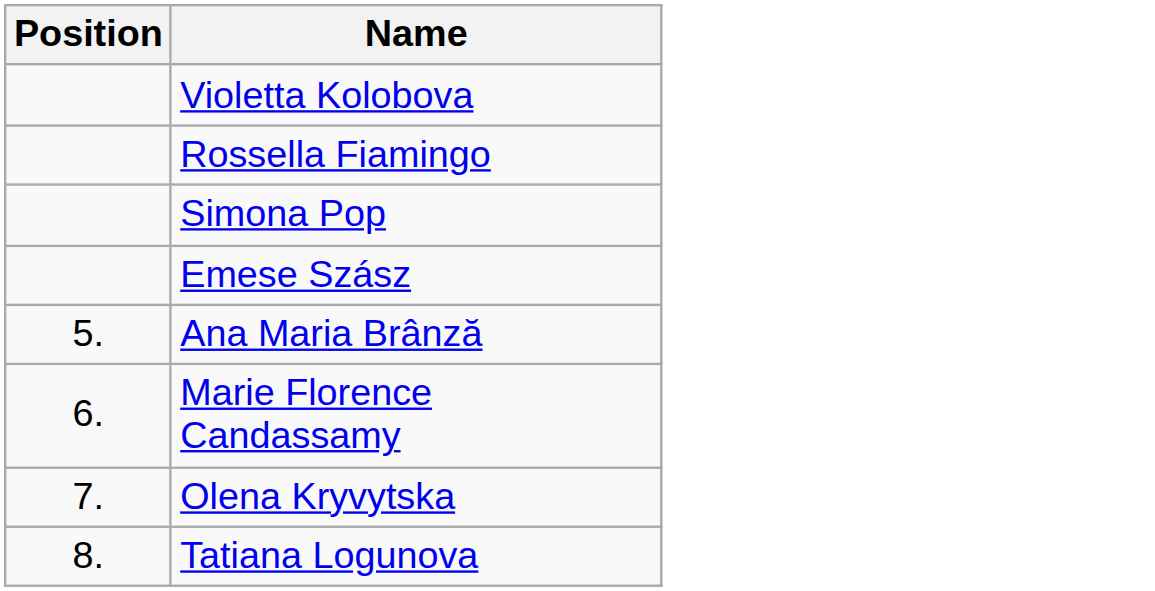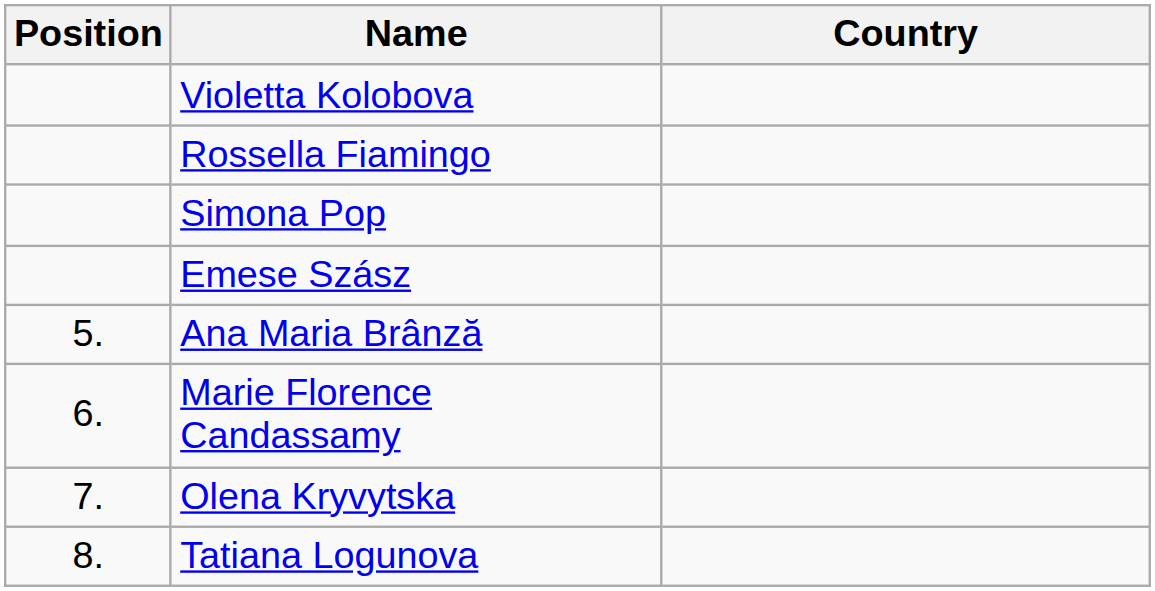+ column: (906, 34)
